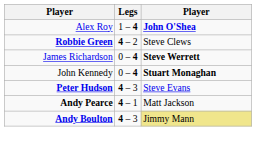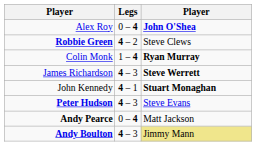(128, 27) 1 – 4 -> (128, 27) 0 – 4
+ row: (89, 57)
(128, 57) 0 – 4 -> (128, 73) 4 – 3
(128, 73) 0 – 4 -> (128, 88) 4 – 1
(128, 103) 4 – 1 -> (128, 118) 0 – 4
